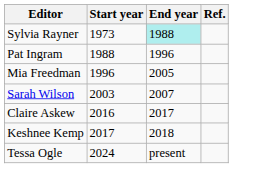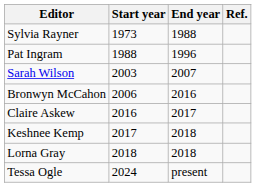(162, 34) paleturquoise background -> (184, 34) no background
- row: (44, 73)
+ row: (57, 93)
+ row: (36, 152)
